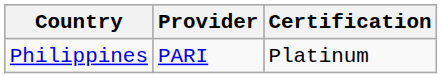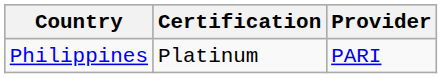columns swapped: (208, 22) <-> (350, 22)
